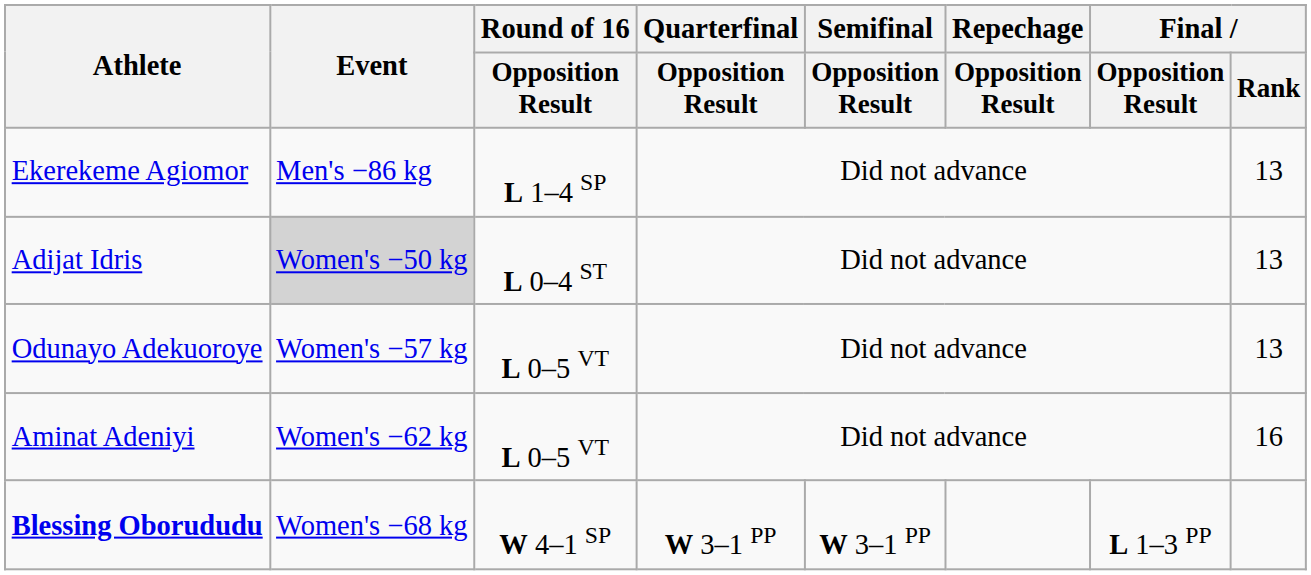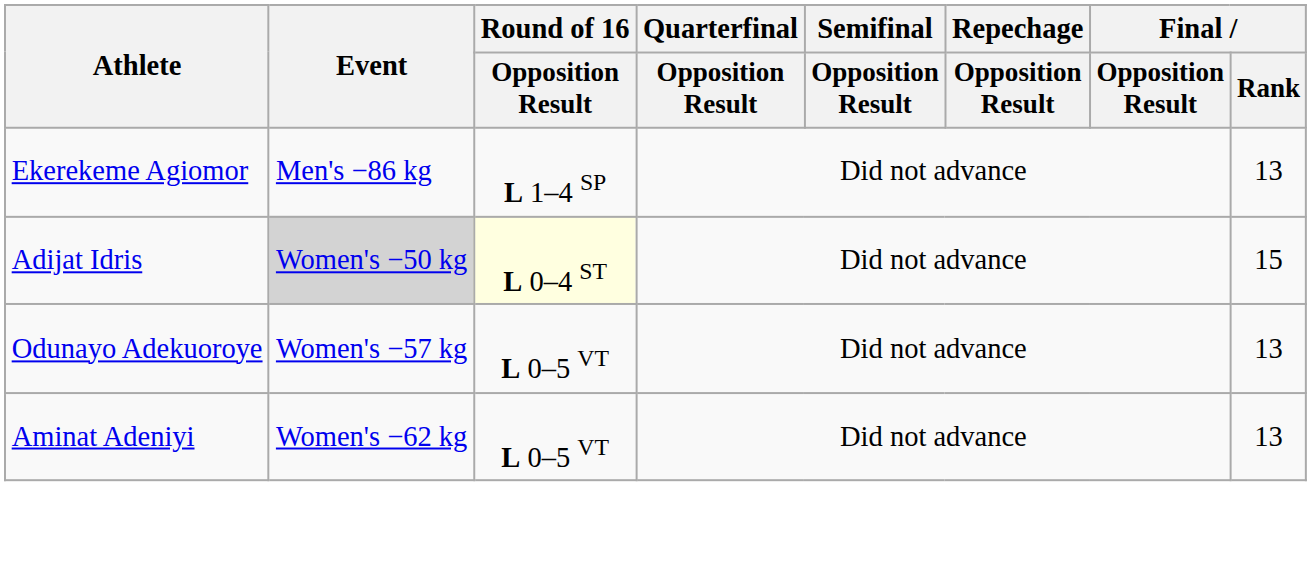(555, 277) no background -> (555, 277) lightyellow background
(1269, 260) 13 -> (1269, 260) 15
(1269, 436) 16 -> (1269, 436) 13
- row: (137, 524)
